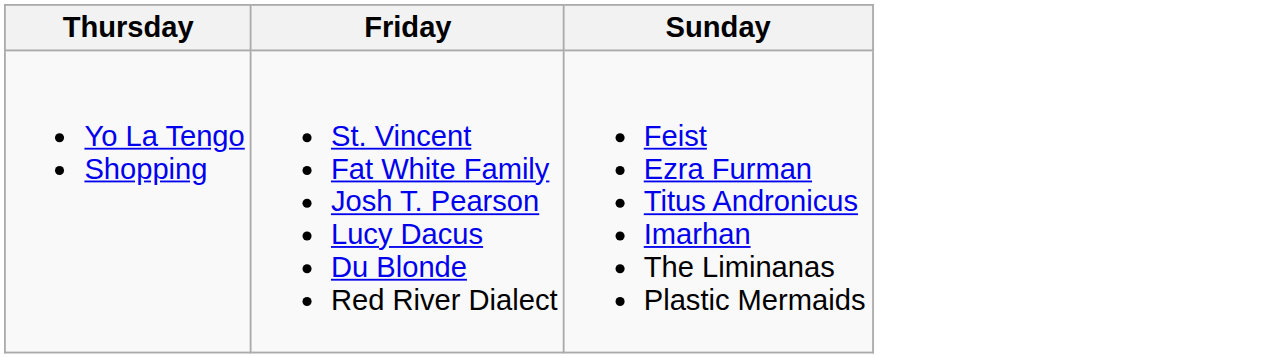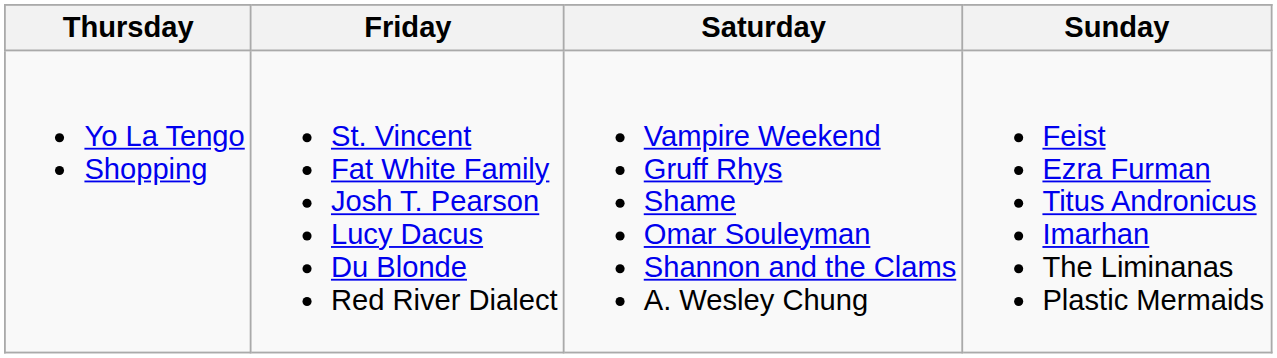+ column: (764, 27)
